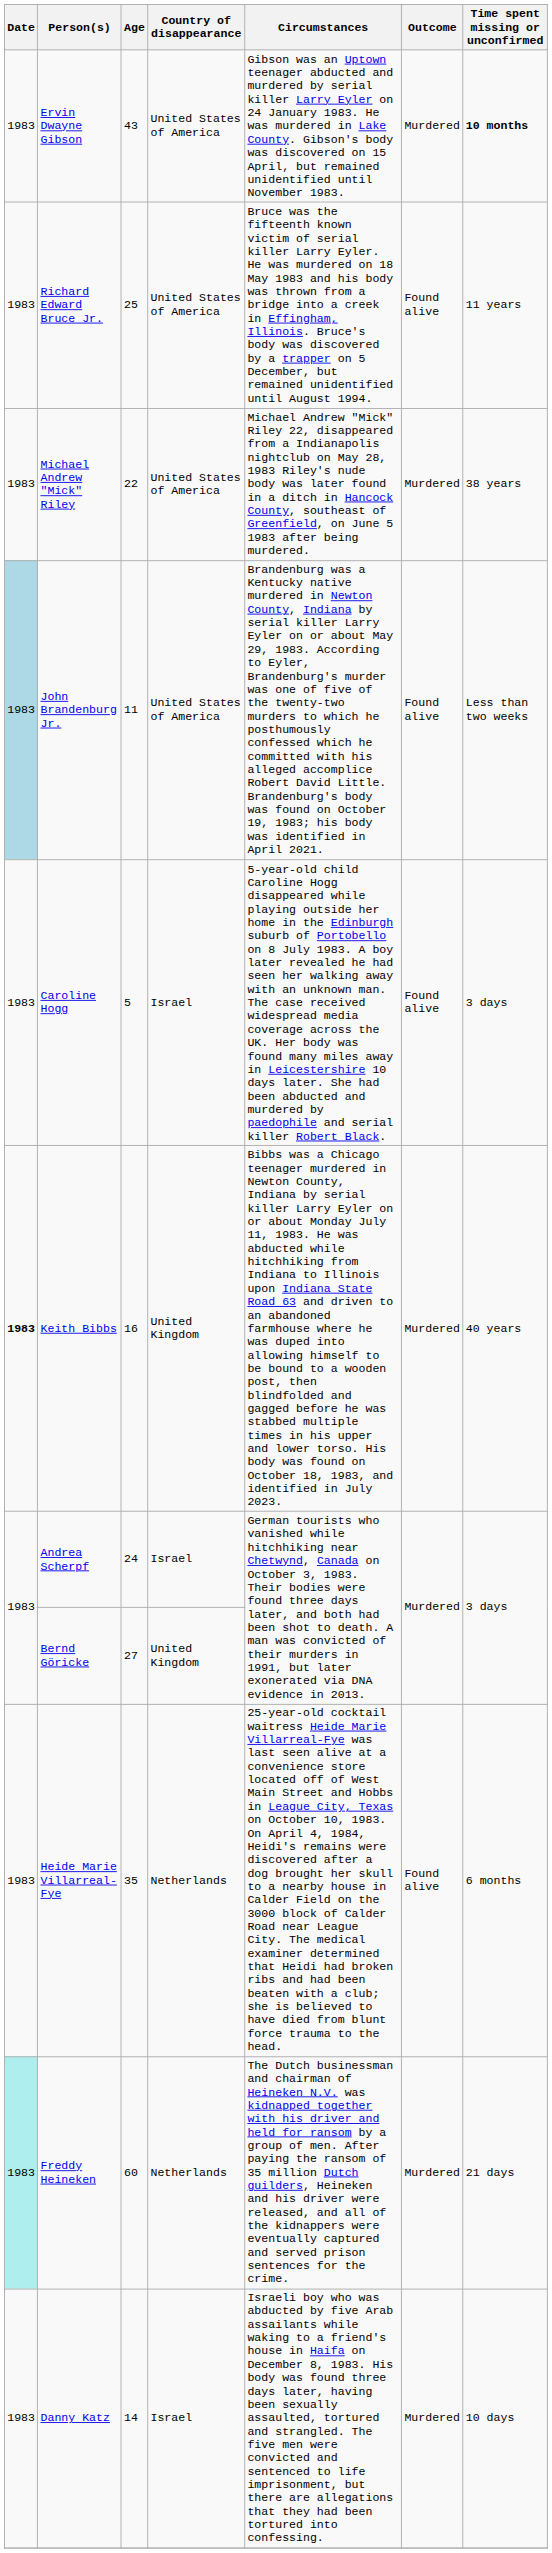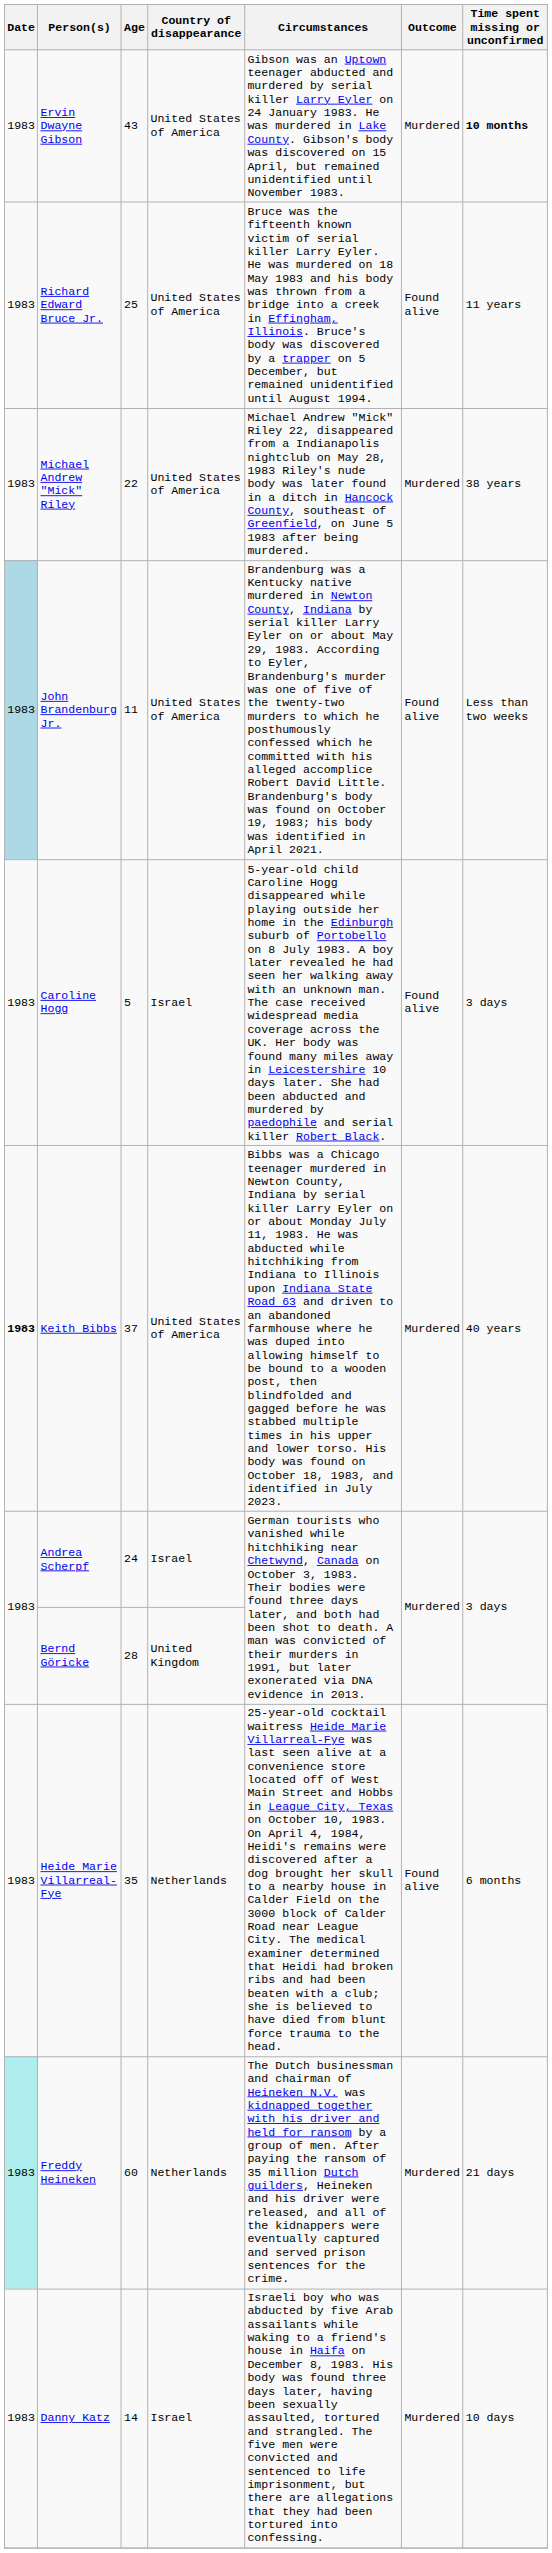(131, 1329) 16 -> (131, 1329) 37
(175, 1329) United Kingdom -> (196, 1329) United States of America
(131, 1656) 27 -> (131, 1656) 28
